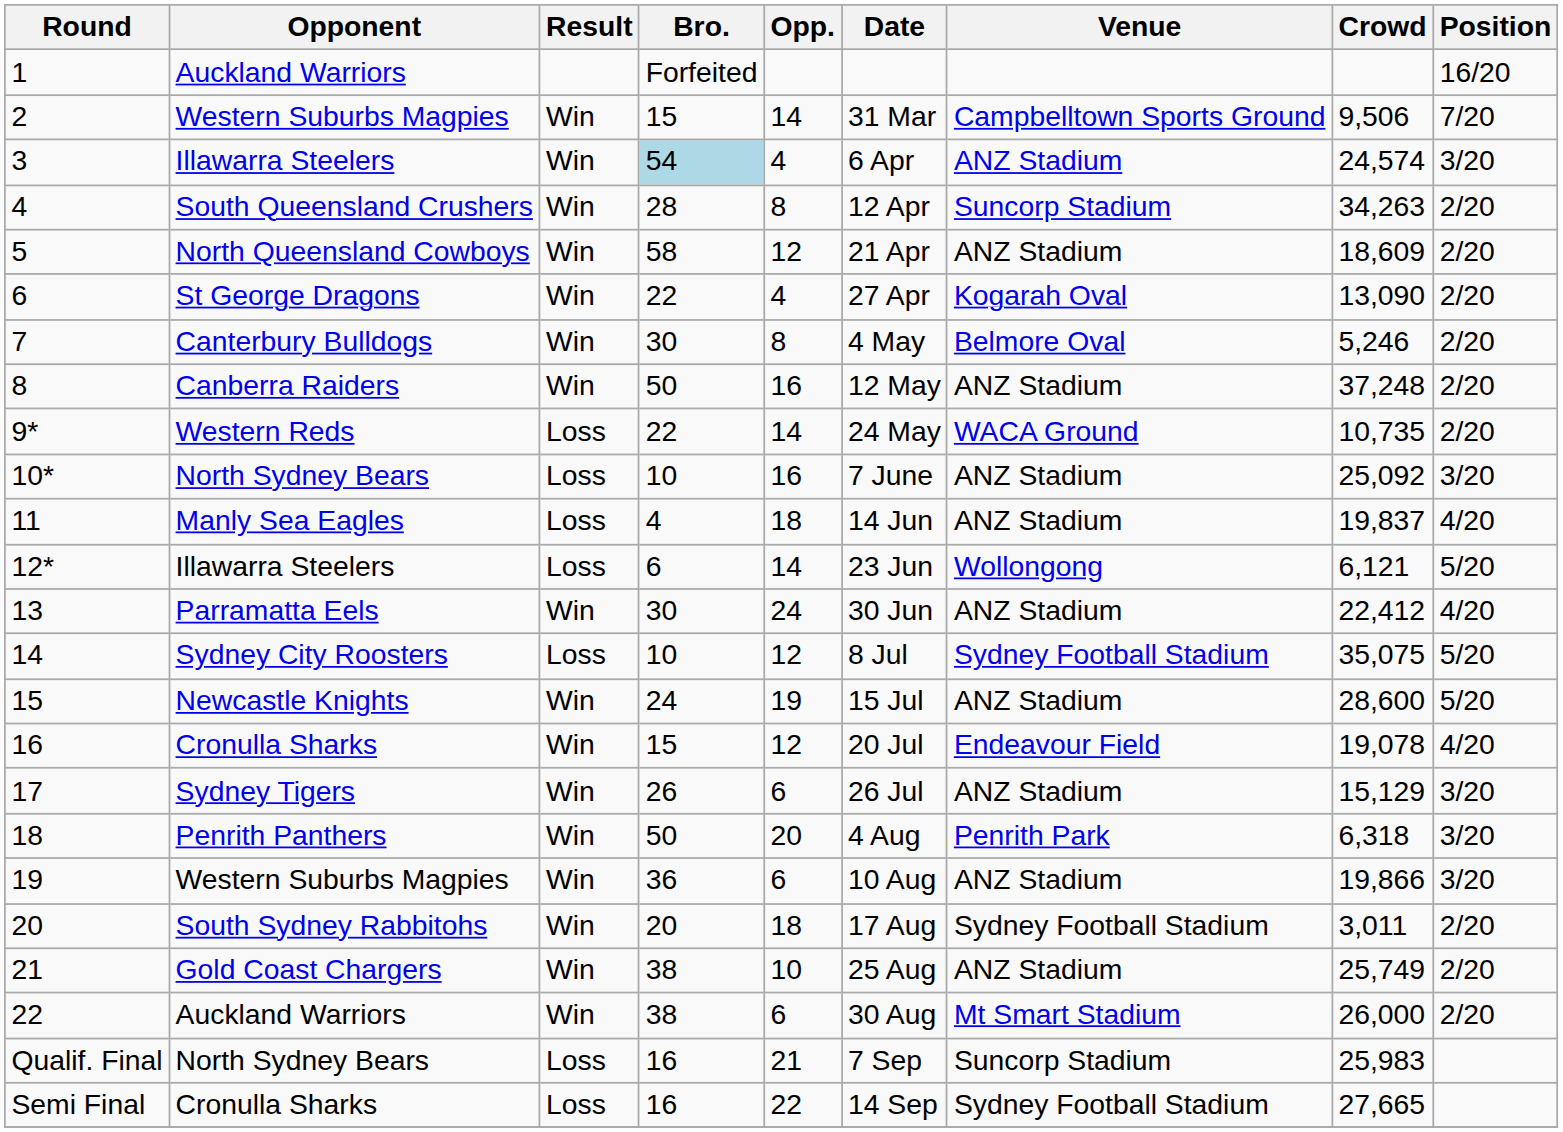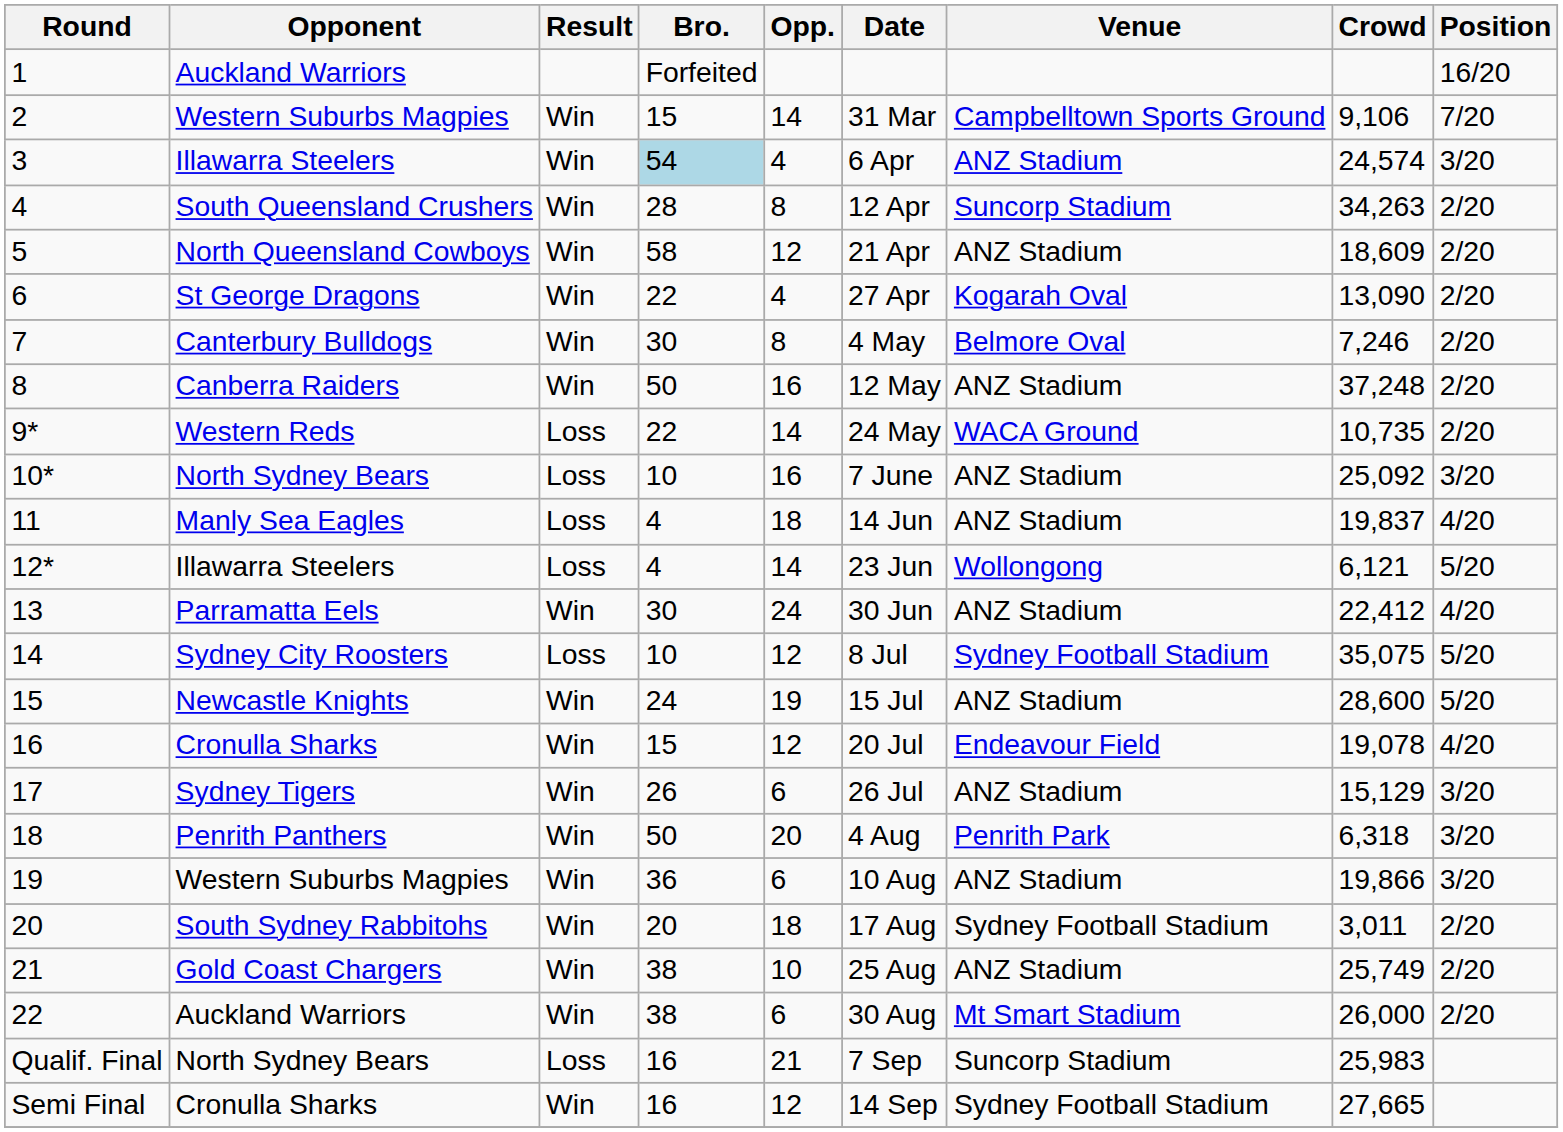(1374, 116) 9,506 -> (1374, 116) 9,106
(1374, 341) 5,246 -> (1374, 341) 7,246
(654, 565) 6 -> (654, 565) 4
(576, 1104) Loss -> (570, 1104) Win
(786, 1104) 22 -> (786, 1104) 12
